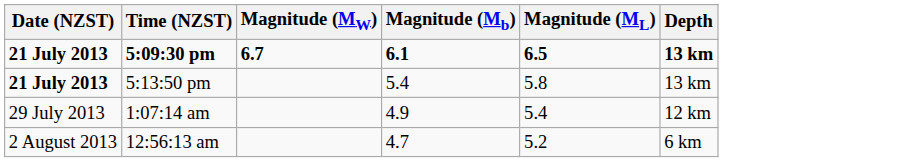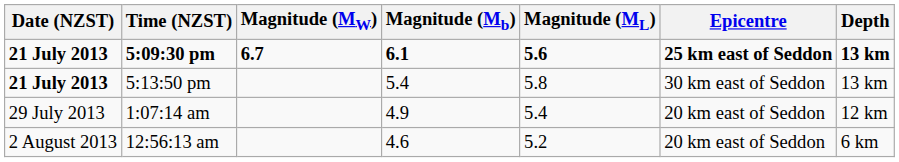+ column: (748, 21)
(536, 53) 6.5 -> (536, 53) 5.6
(397, 141) 4.7 -> (397, 141) 4.6
